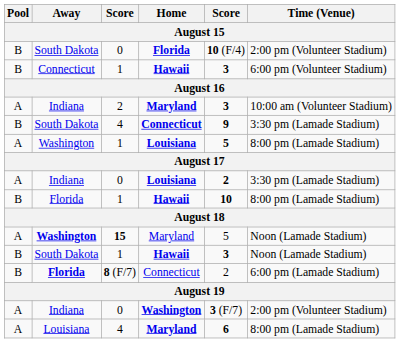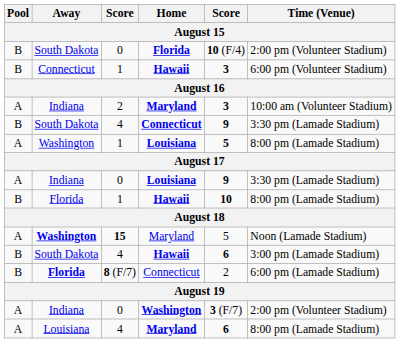(226, 180) 2 -> (226, 180) 9
(120, 254) 1 -> (120, 254) 4
(226, 254) 3 -> (226, 254) 6
(308, 254) Noon (Lamade Stadium) -> (315, 254) 3:00 pm (Lamade Stadium)
